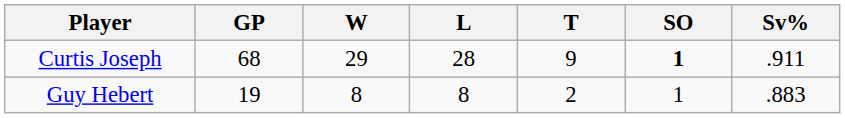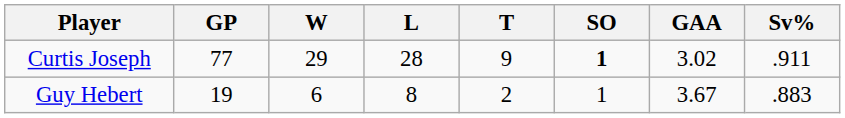+ column: (697, 22)
(249, 58) 68 -> (221, 58) 77
(356, 94) 8 -> (316, 94) 6
